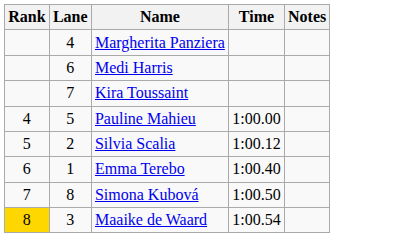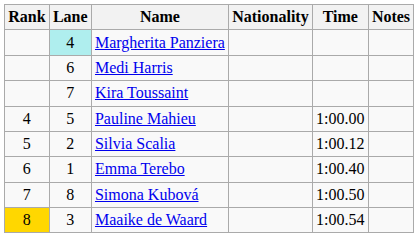+ column: (270, 17)
(70, 42) no background -> (70, 42) paleturquoise background
